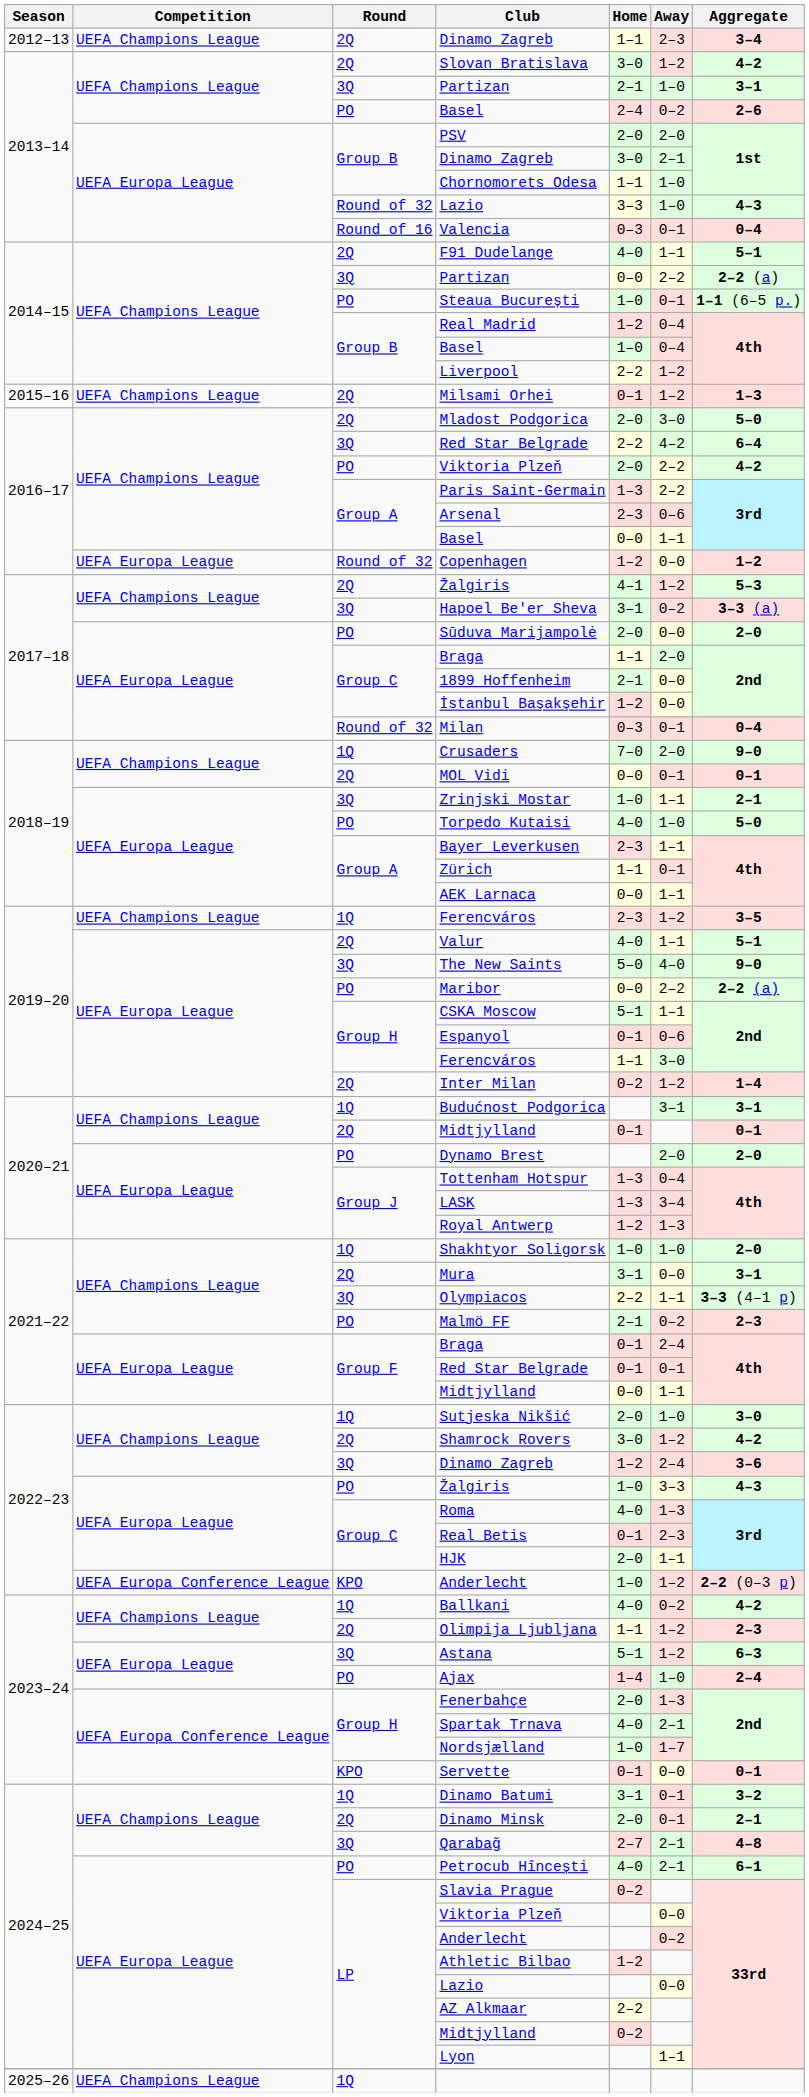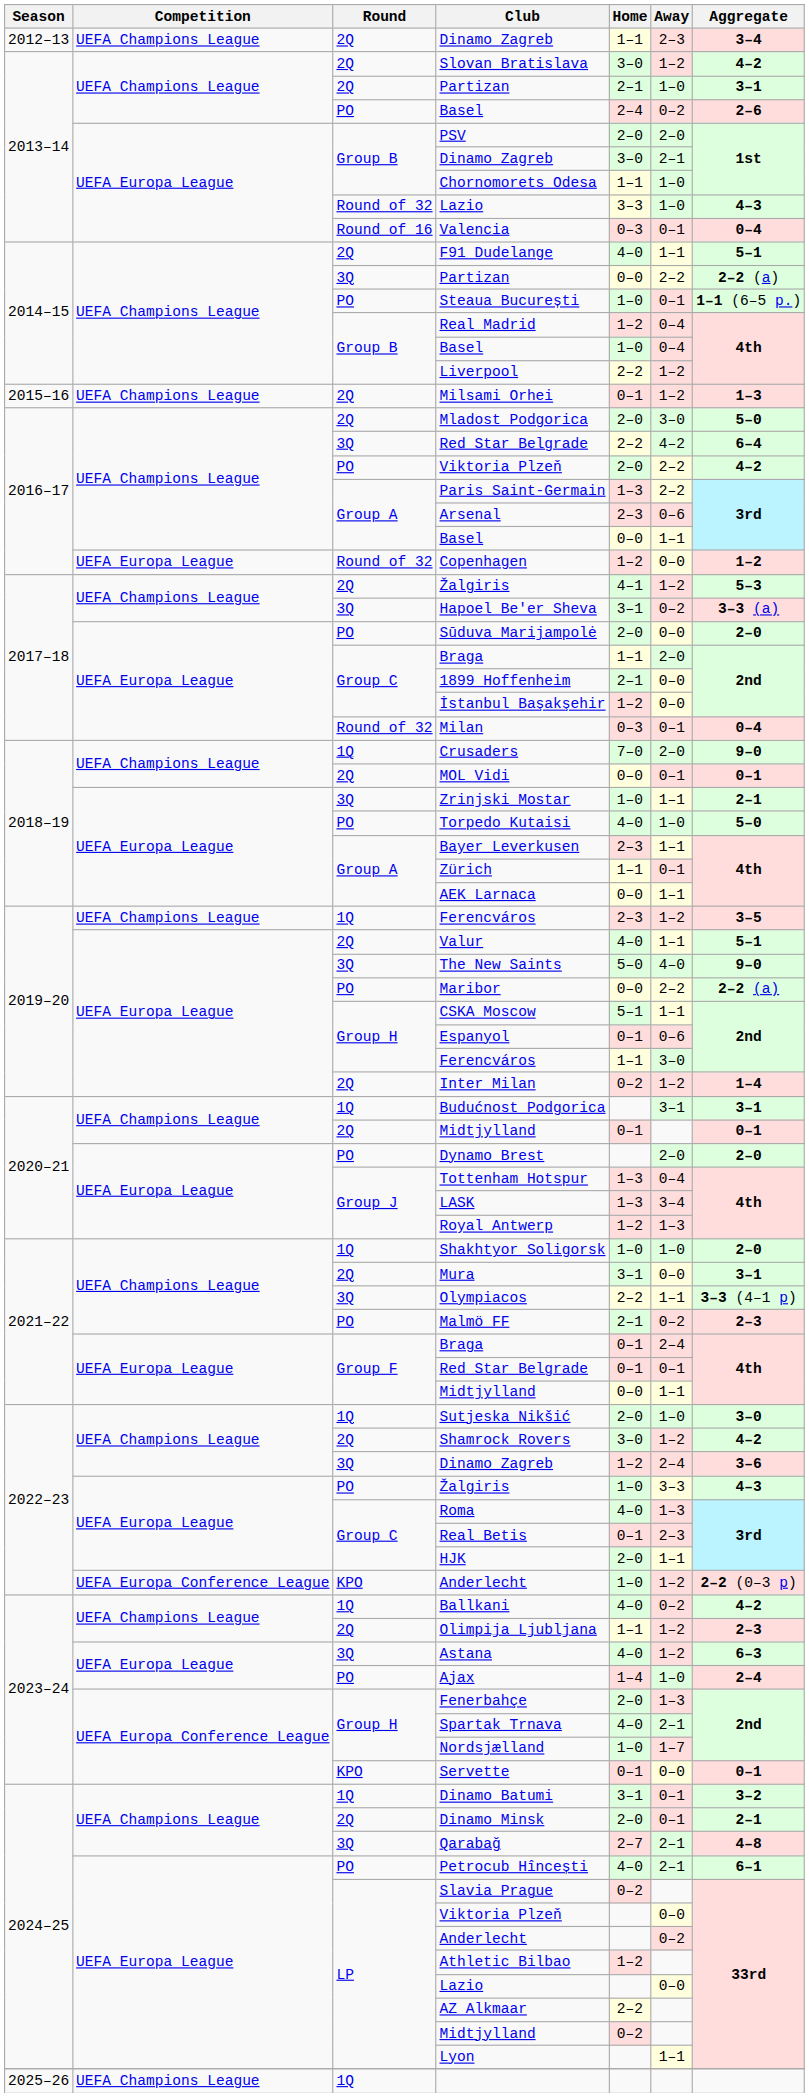(345, 88) 3Q -> (345, 88) 2Q
(630, 1654) 5–1 -> (630, 1654) 4–0
